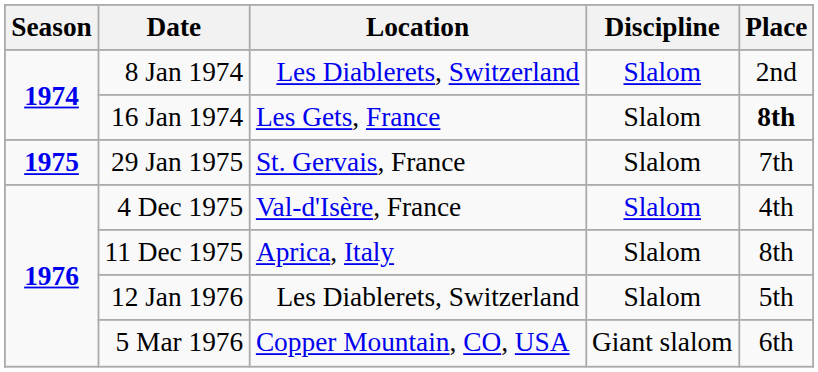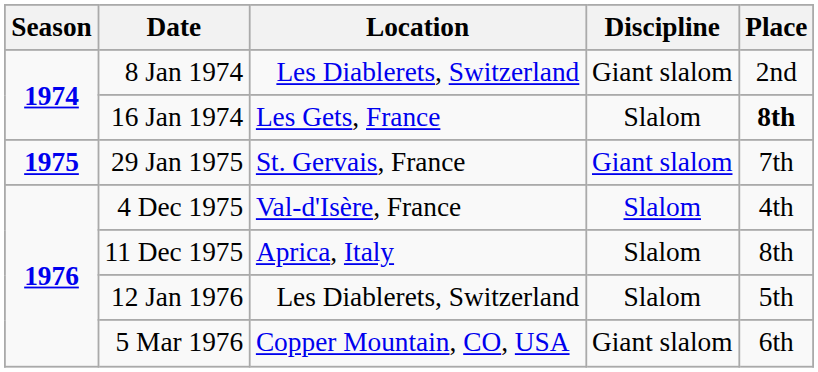(662, 72) Slalom -> (662, 72) Giant slalom
(662, 162) Slalom -> (662, 162) Giant slalom
